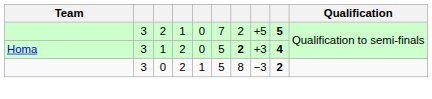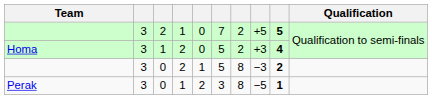(241, 49) bold -> (241, 49) normal
+ row: (22, 85)
